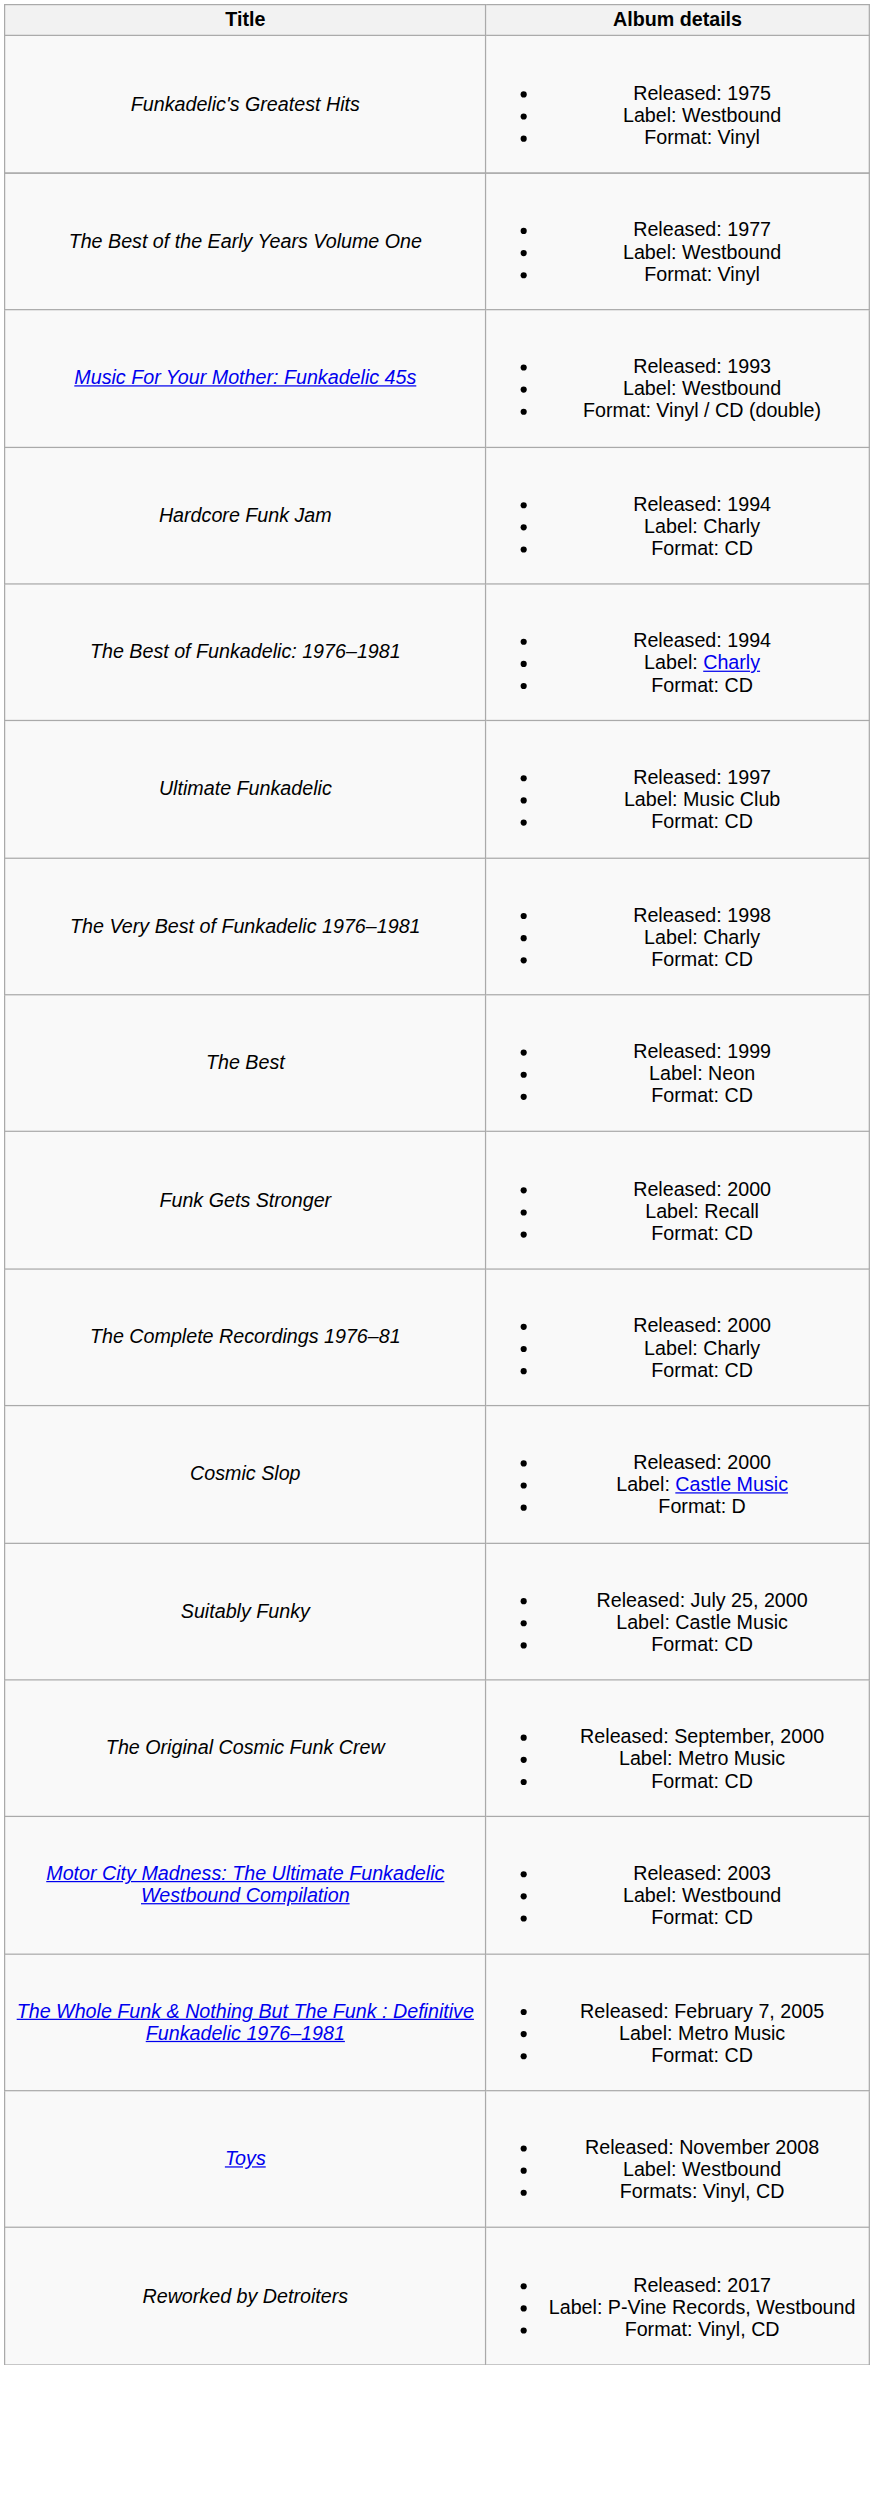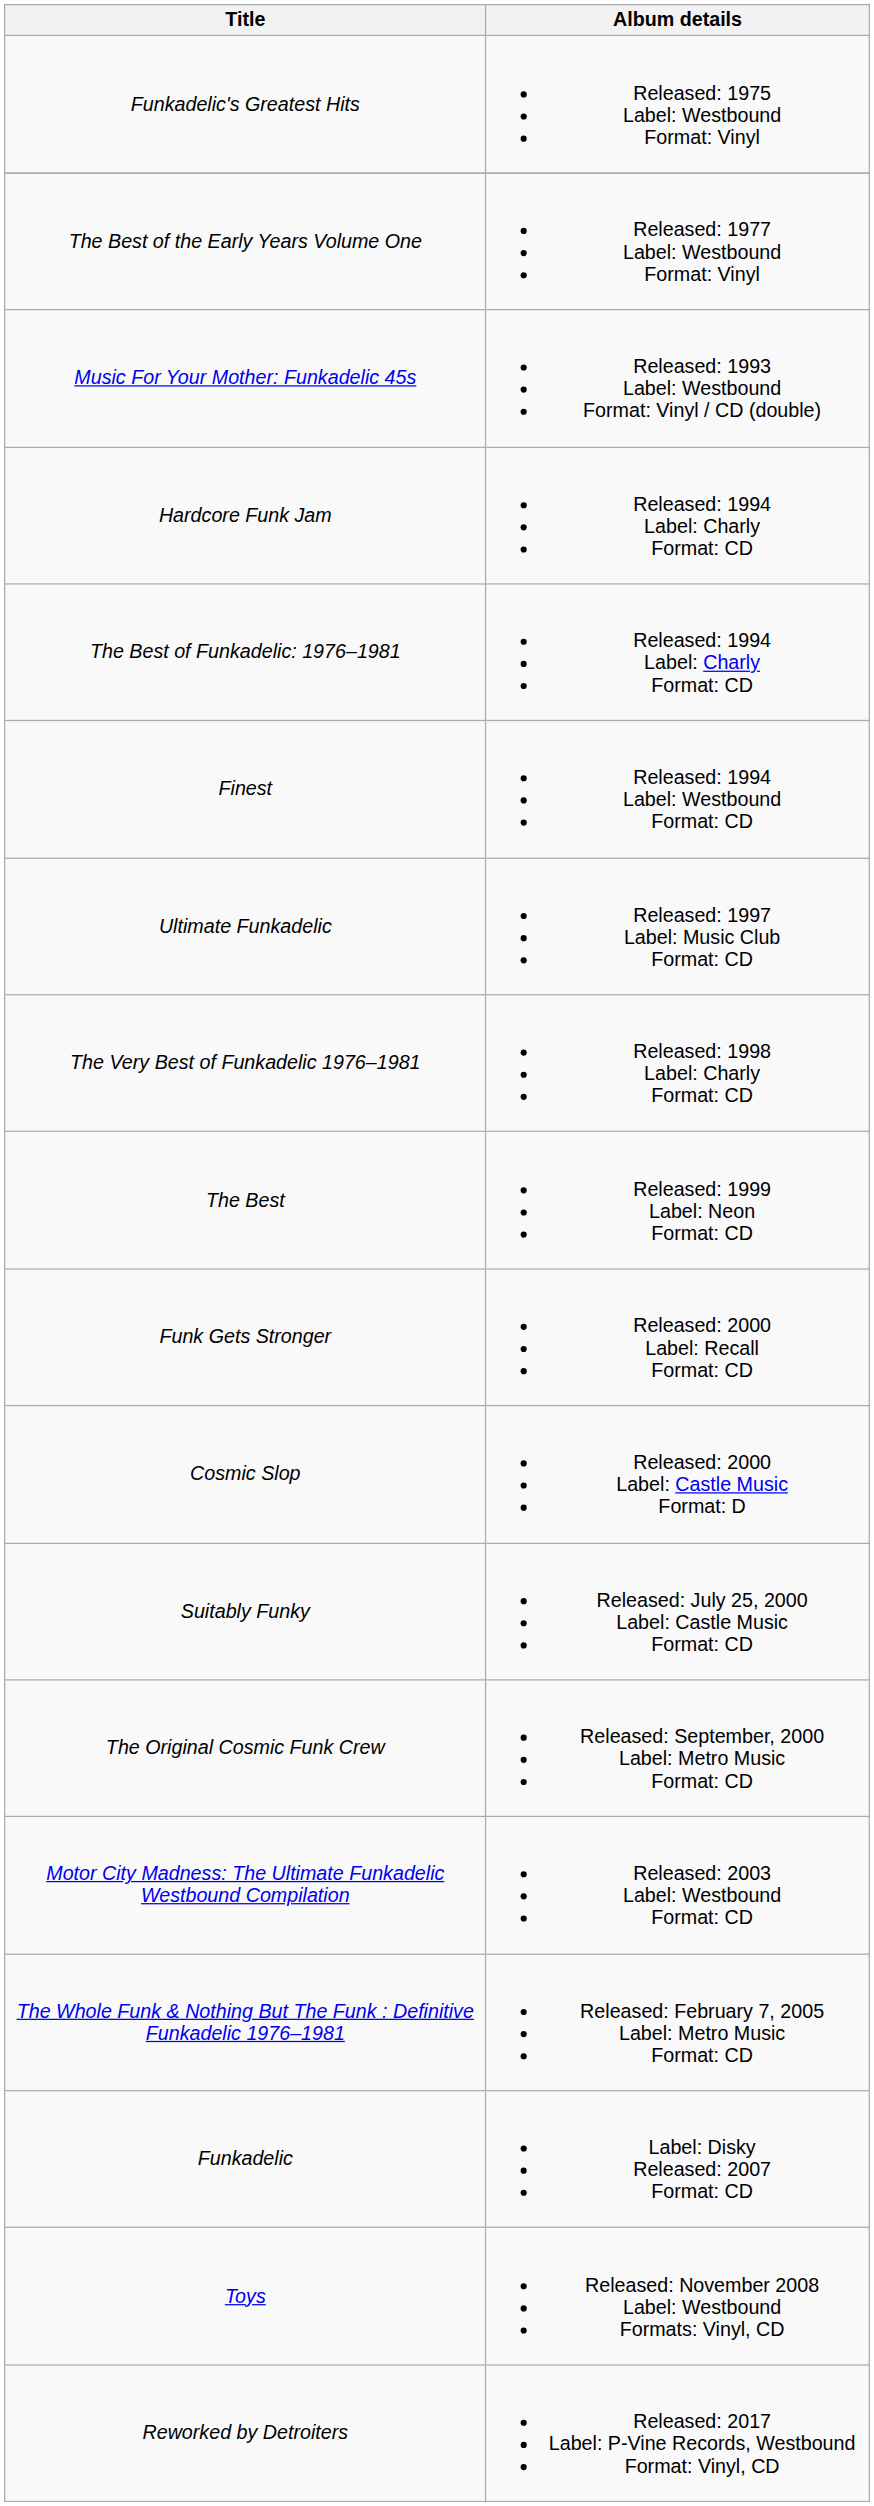+ row: (245, 789)
- row: (245, 1337)
+ row: (245, 2159)
